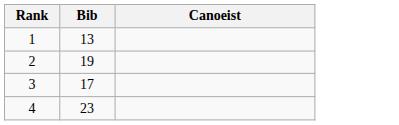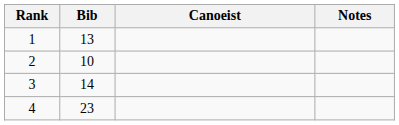+ column: (355, 16)
(87, 62) 19 -> (87, 62) 10
(87, 85) 17 -> (87, 85) 14
